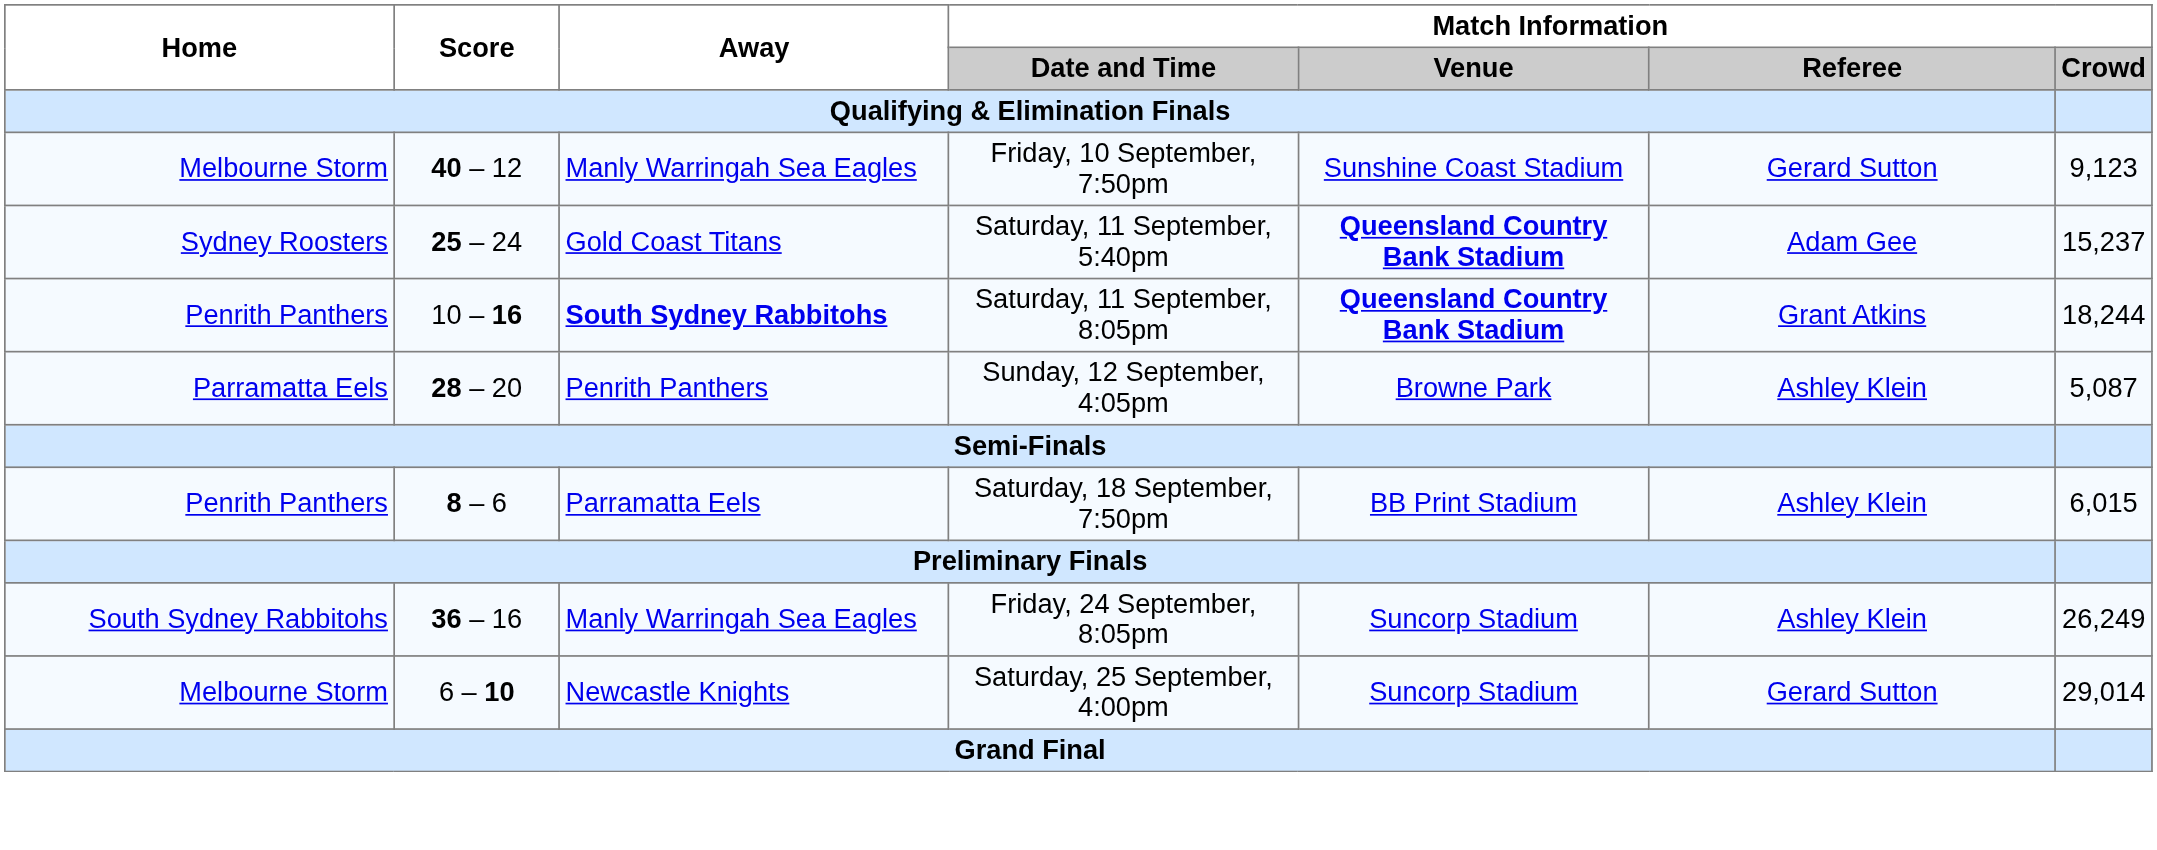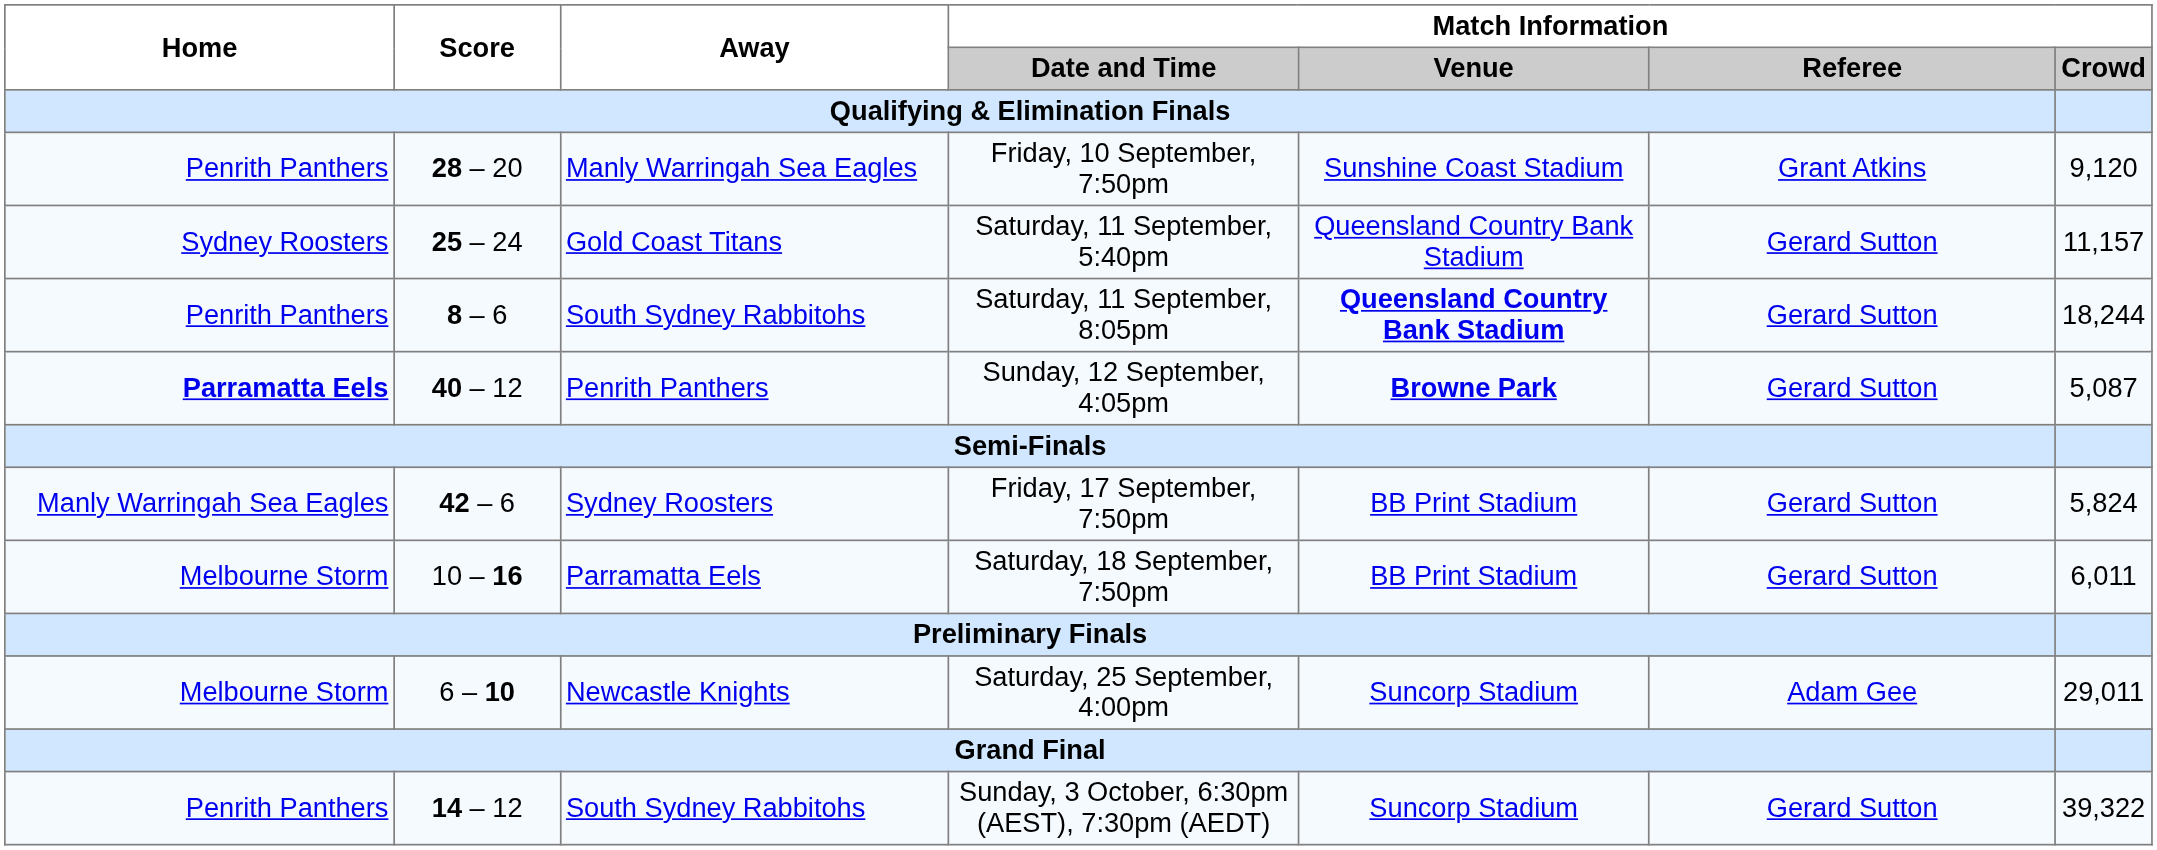(284, 168) Melbourne Storm -> (287, 168) Penrith Panthers
(477, 168) 40 – 12 -> (477, 168) 28 – 20
(1852, 168) Gerard Sutton -> (1852, 168) Grant Atkins
(2104, 168) 9,123 -> (2104, 168) 9,120
(1474, 241) bold -> (1474, 241) normal
(1852, 241) Adam Gee -> (1852, 241) Gerard Sutton
(2104, 241) 15,237 -> (2104, 241) 11,157
(477, 314) 10 – 16 -> (477, 314) 8 – 6
(726, 314) bold -> (716, 314) normal
(1852, 314) Grant Atkins -> (1852, 314) Gerard Sutton
(290, 387) normal -> (286, 387) bold
(477, 387) 28 – 20 -> (477, 387) 40 – 12
(1474, 387) normal -> (1474, 387) bold
(1852, 387) Ashley Klein -> (1852, 387) Gerard Sutton
+ row: (1124, 503)
(287, 503) Penrith Panthers -> (284, 576) Melbourne Storm
(477, 503) 8 – 6 -> (477, 576) 10 – 16
(1852, 503) Ashley Klein -> (1852, 576) Gerard Sutton
(2104, 503) 6,015 -> (2104, 576) 6,011
- row: (1123, 619)
(1852, 692) Gerard Sutton -> (1852, 692) Adam Gee
(2104, 692) 29,014 -> (2104, 692) 29,011
+ row: (1124, 807)
